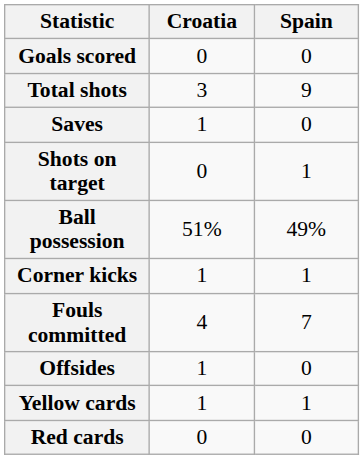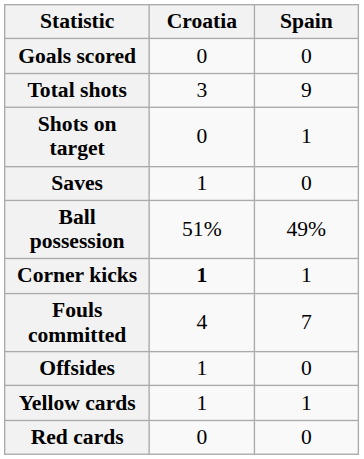rows swapped: (77, 170) <-> (77, 124)
(202, 275) normal -> (202, 275) bold
